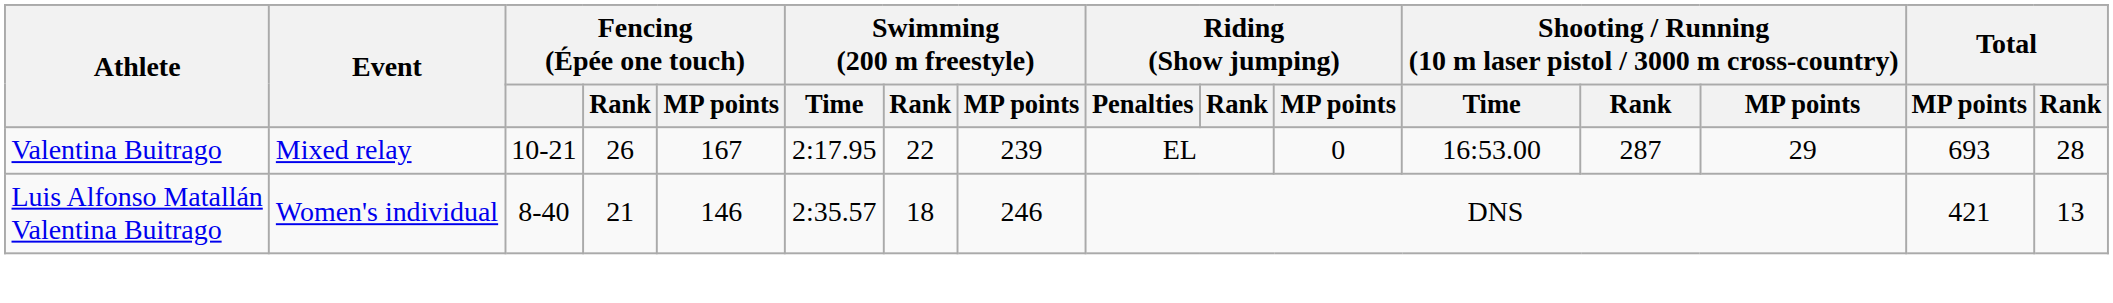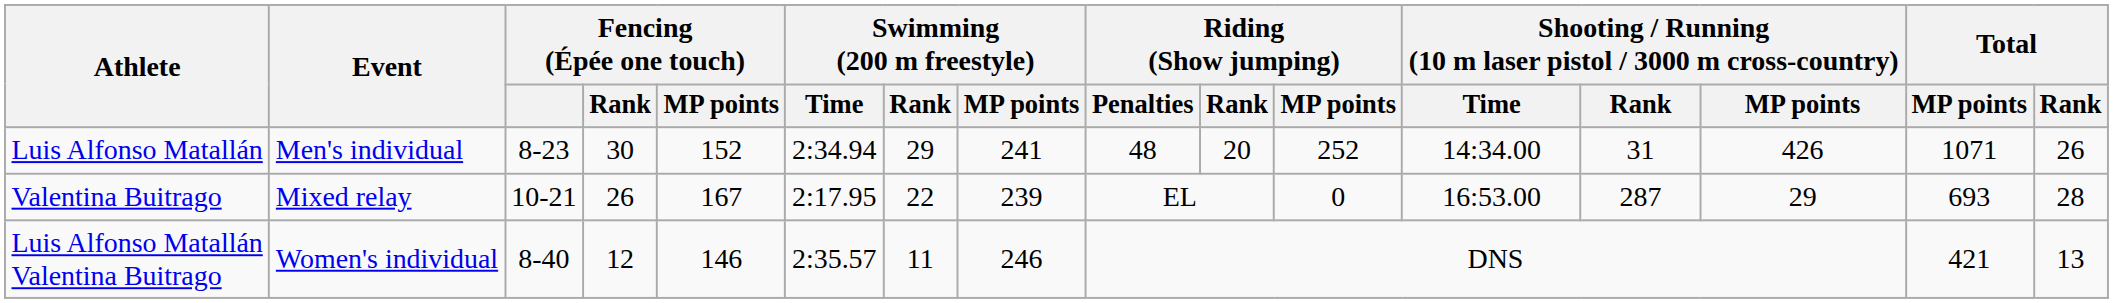+ row: (137, 150)
(620, 213) 21 -> (620, 259) 12
(920, 213) 18 -> (920, 259) 11
